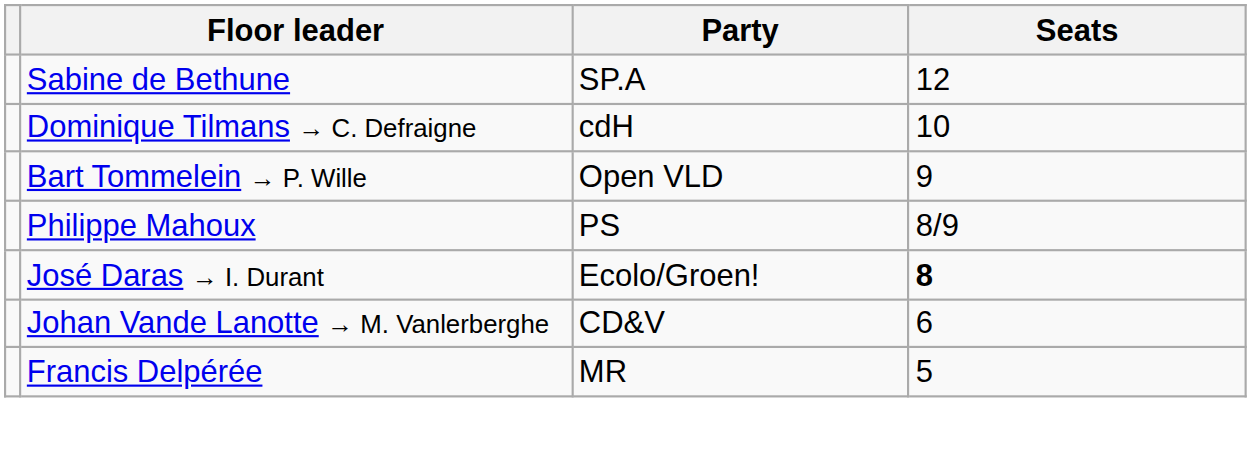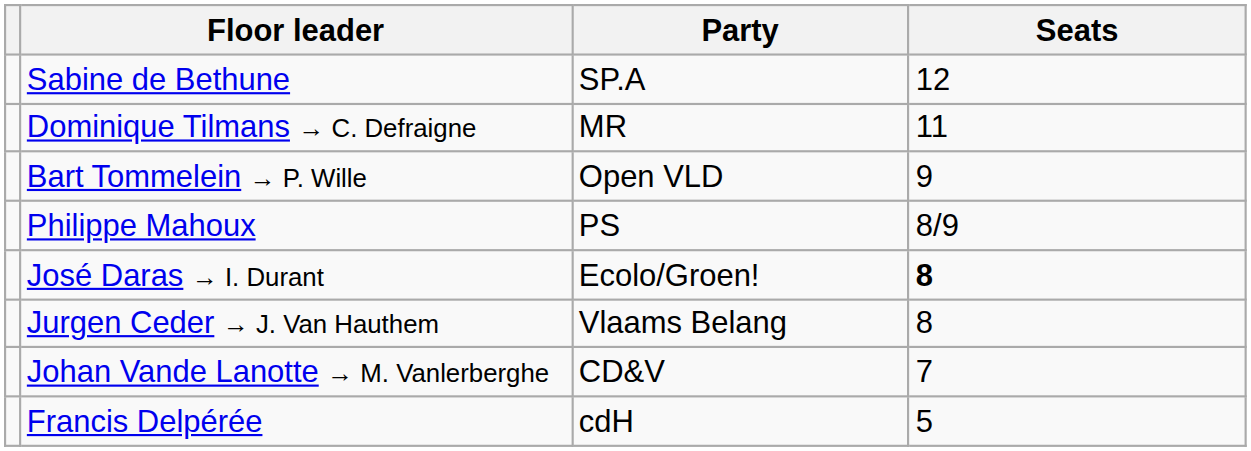(606, 128) cdH -> (603, 128) MR
(933, 128) 10 -> (932, 128) 11
+ row: (233, 323)
(924, 323) 6 -> (924, 372) 7
(603, 372) MR -> (606, 421) cdH
